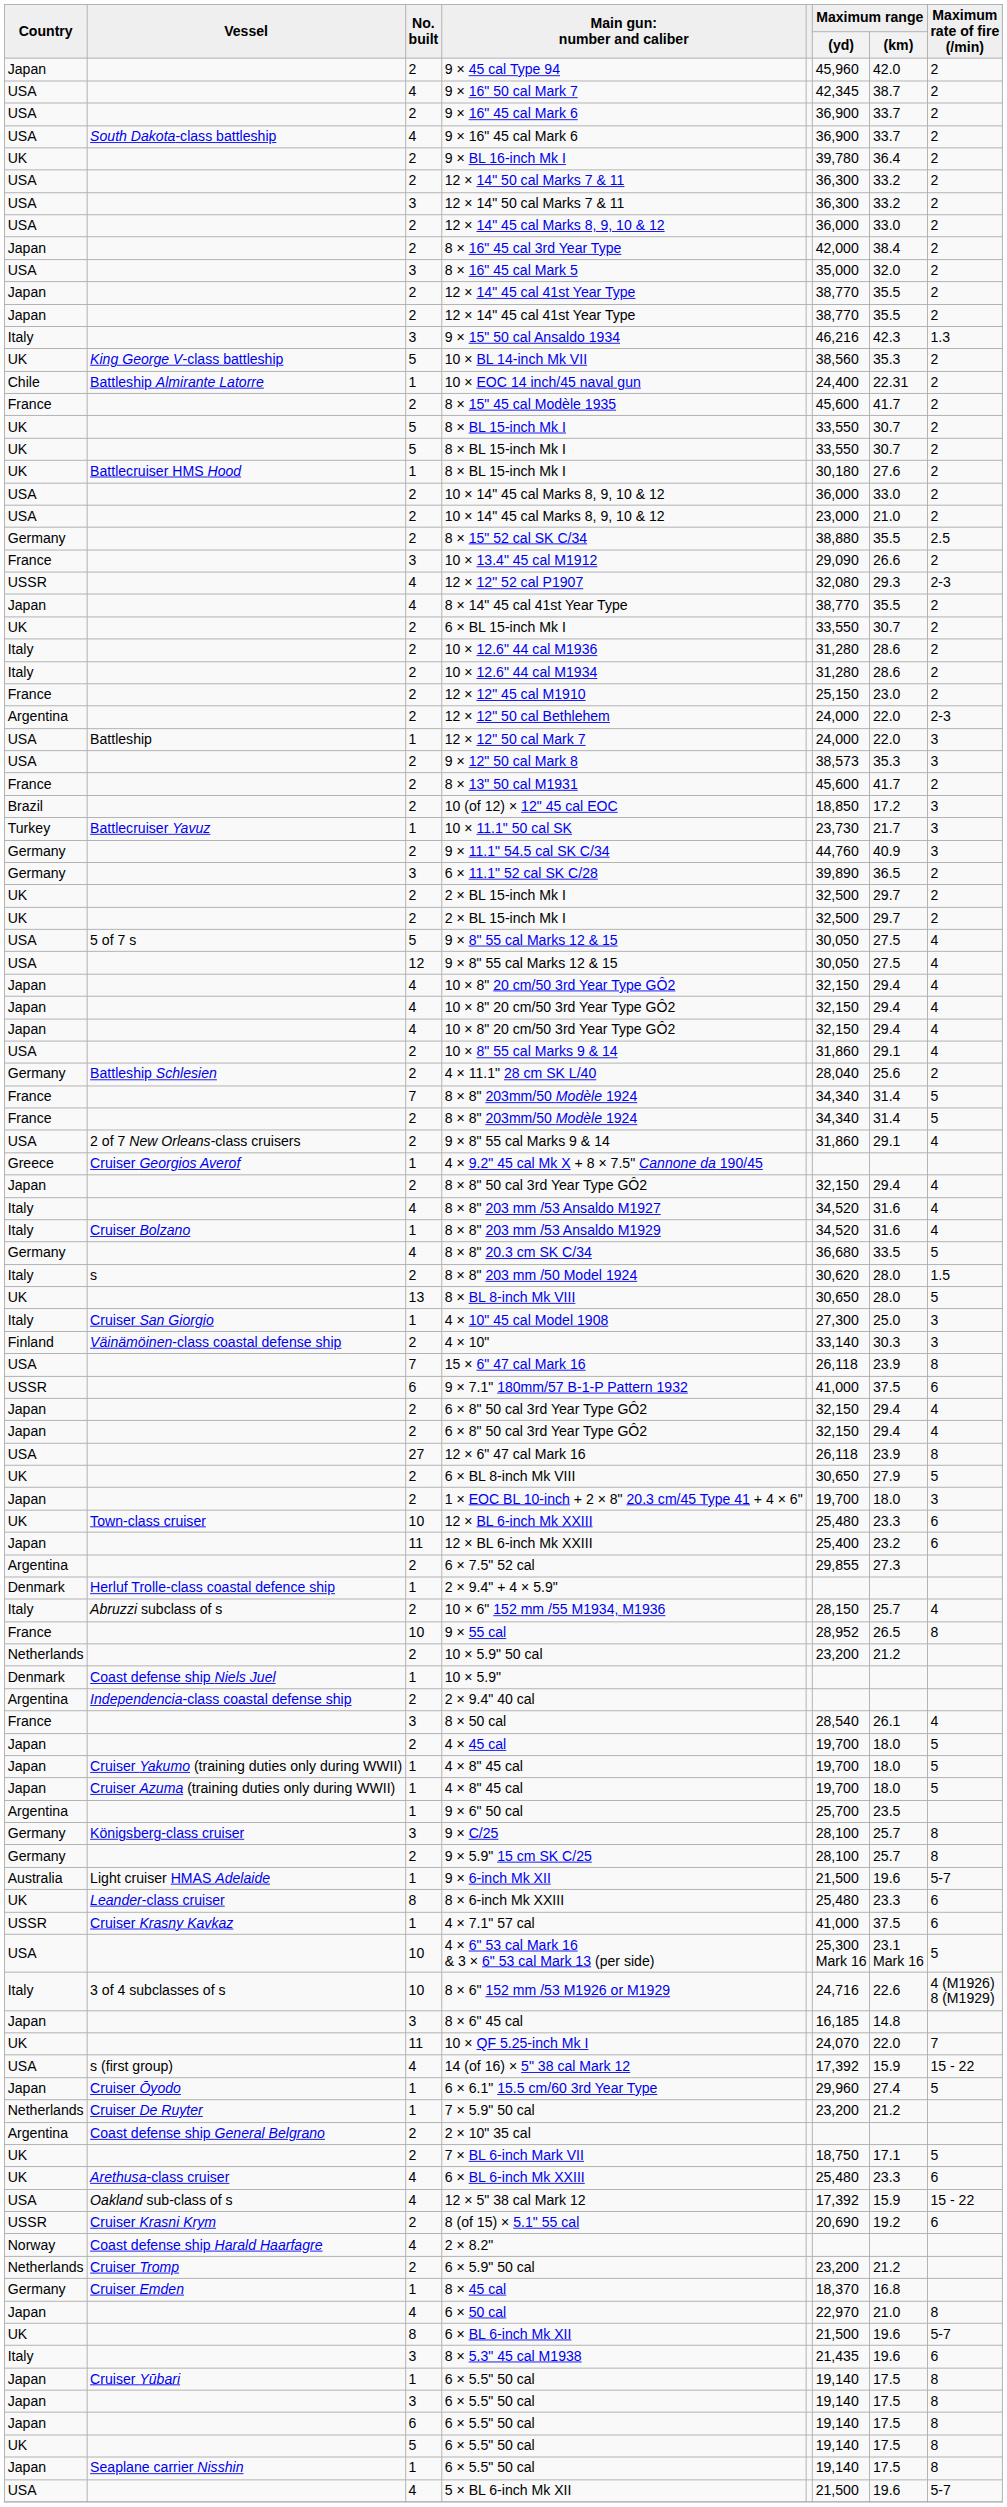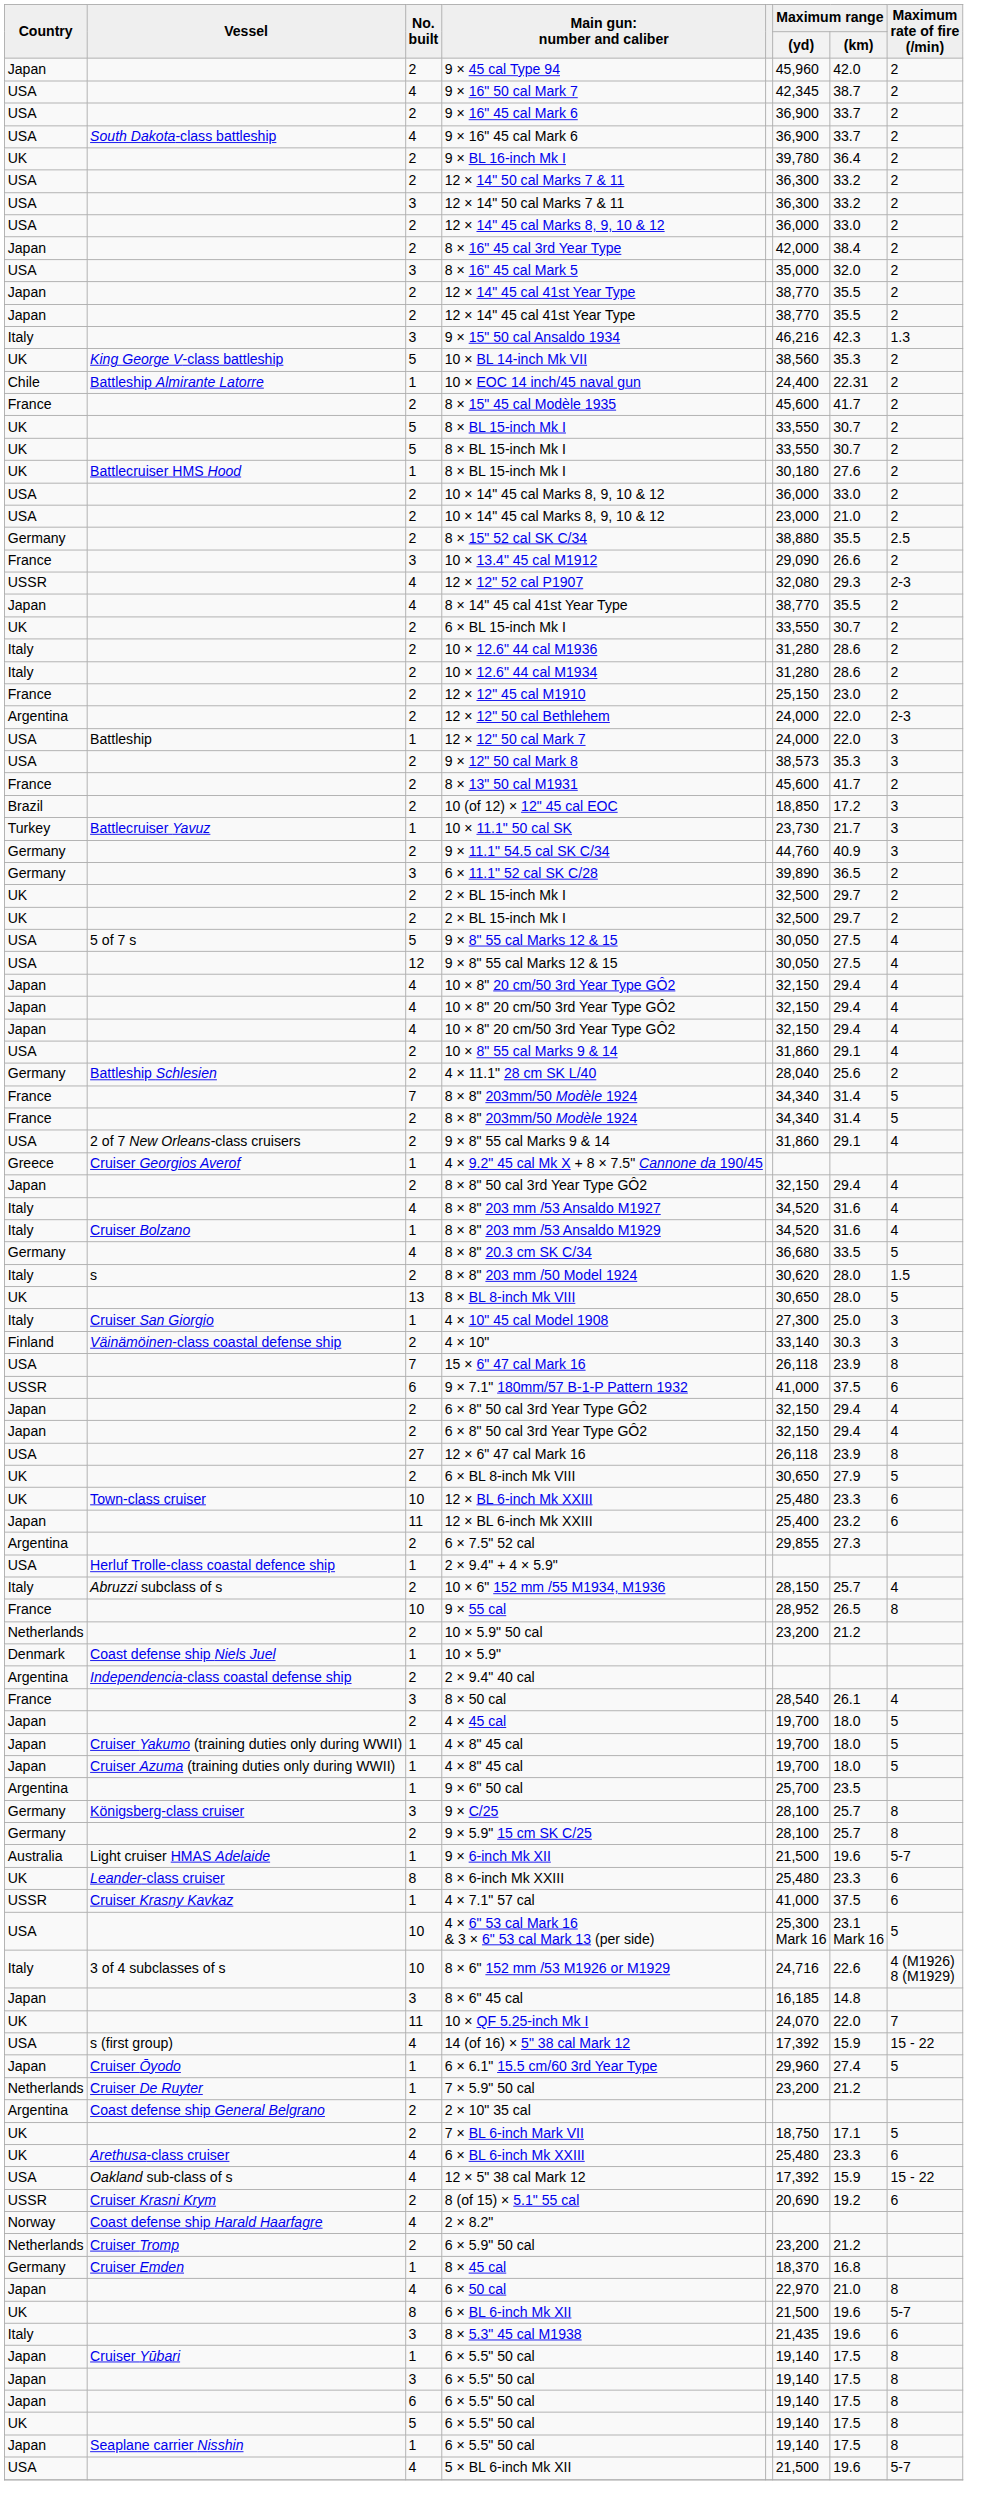- row: (412, 1498)
(36, 1588) Denmark -> (22, 1565) USA
